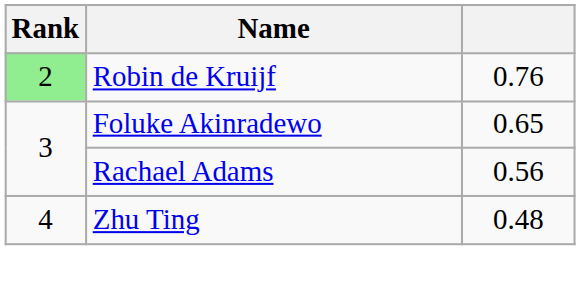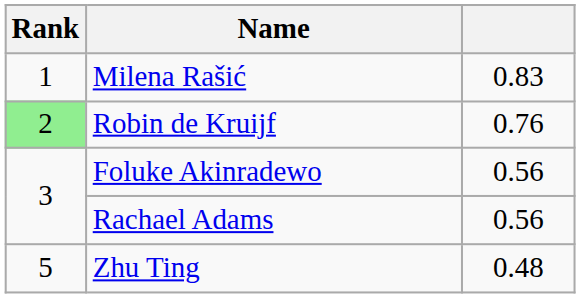+ row: (169, 76)
(518, 123) 0.65 -> (518, 171) 0.56
(45, 219) 4 -> (45, 267) 5
